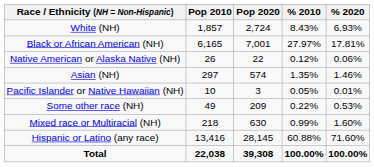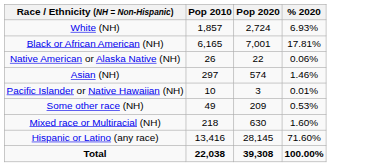- column: (304, 12)
